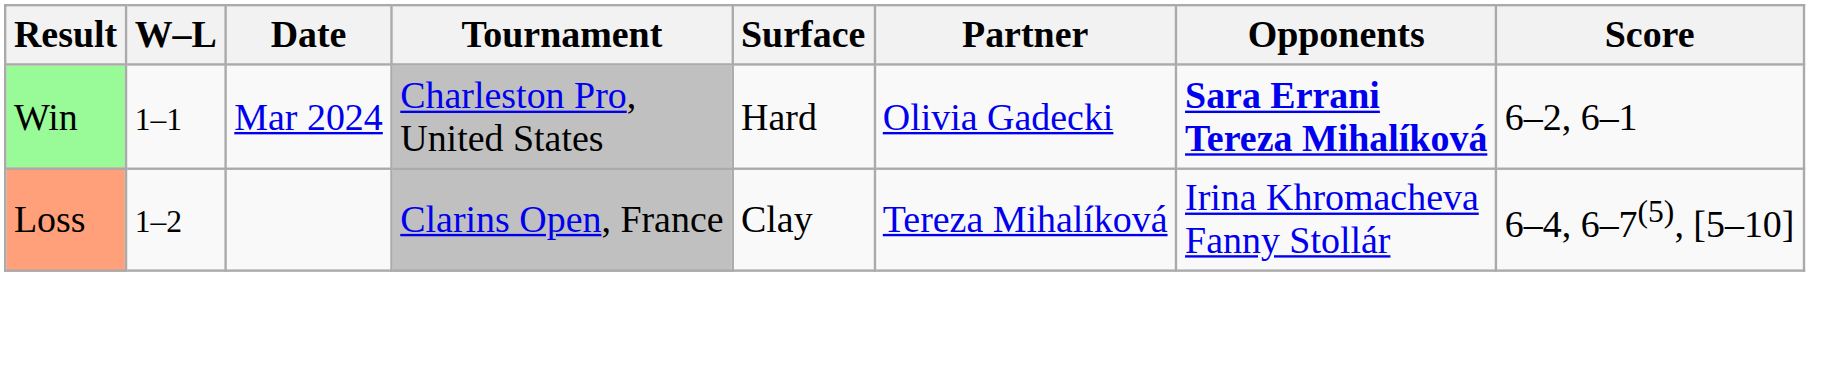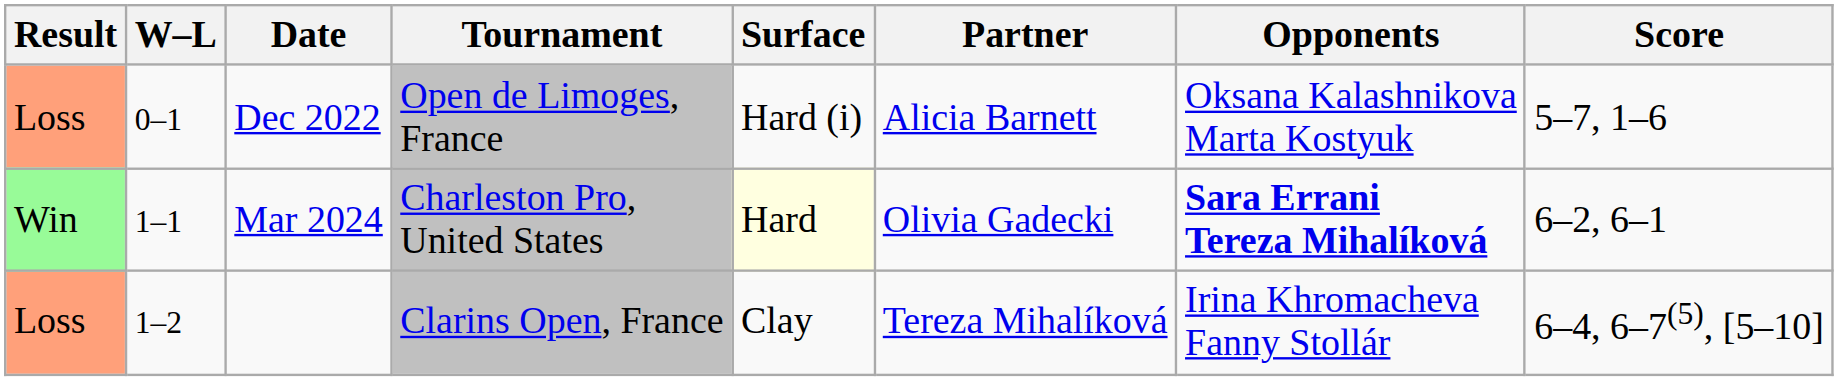+ row: (307, 116)
(779, 116) no background -> (779, 218) lightyellow background
